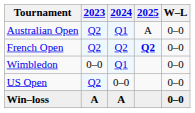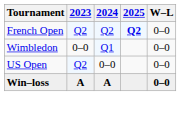- row: (43, 30)
